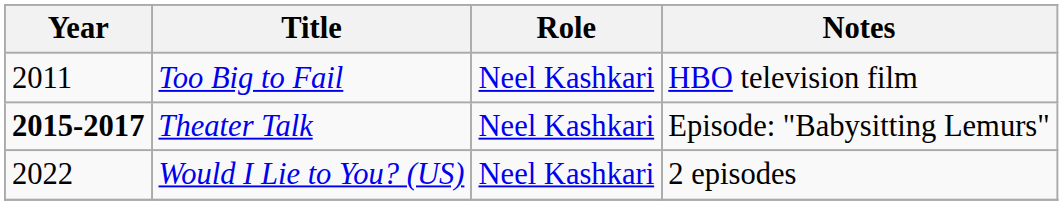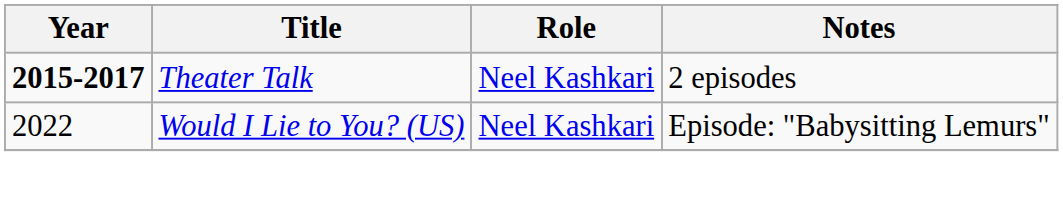- row: (251, 77)
(859, 125) Episode: "Babysitting Lemurs" -> (732, 77) 2 episodes
(732, 174) 2 episodes -> (859, 125) Episode: "Babysitting Lemurs"
